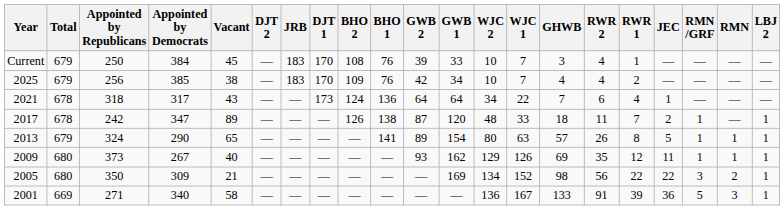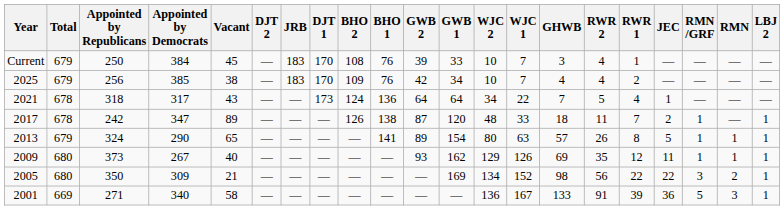(602, 99) 6 -> (602, 99) 5
